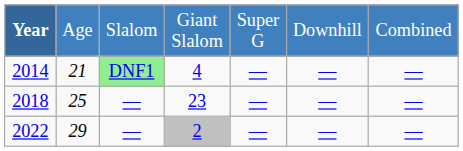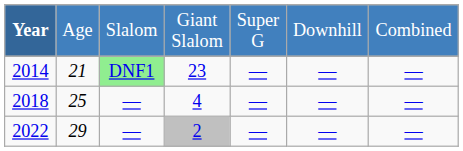(197, 71) 4 -> (197, 71) 23
(197, 101) 23 -> (197, 101) 4
